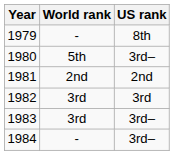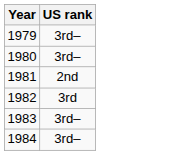- column: (77, 14)
(142, 35) 8th -> (67, 35) 3rd–
